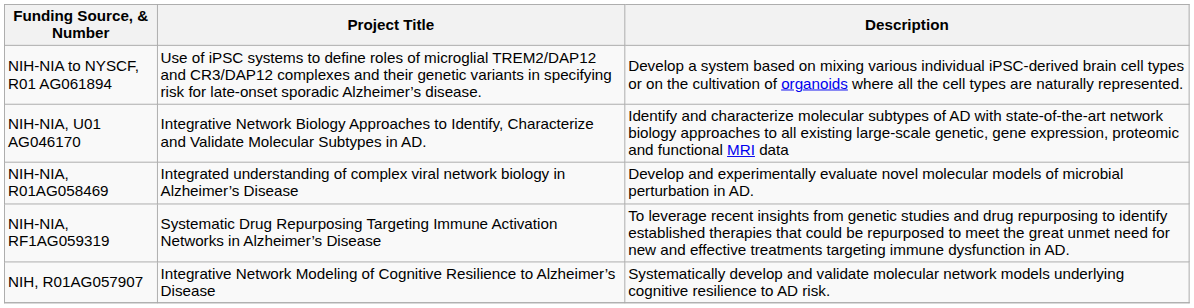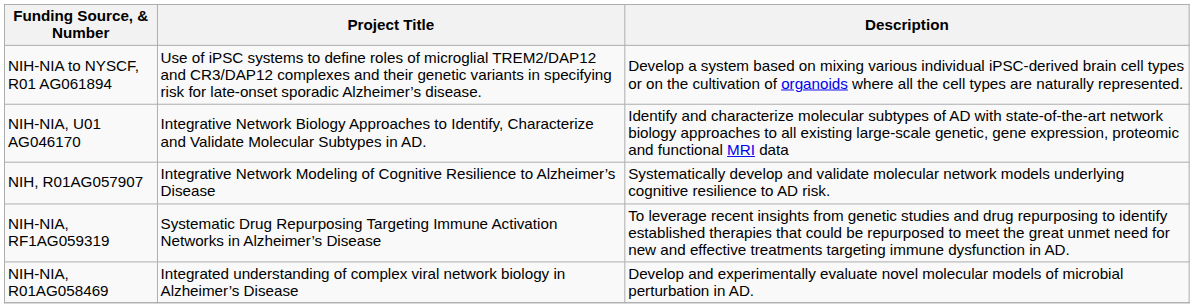rows swapped: (58, 182) <-> (76, 282)
